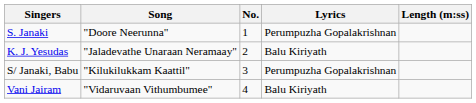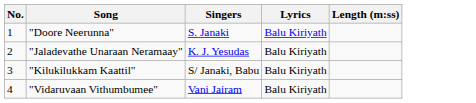columns swapped: (251, 14) <-> (43, 14)
(330, 32) Perumpuzha Gopalakrishnan -> (296, 32) Balu Kiriyath
(330, 70) Perumpuzha Gopalakrishnan -> (296, 70) Balu Kiriyath
